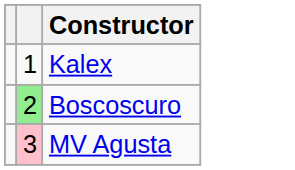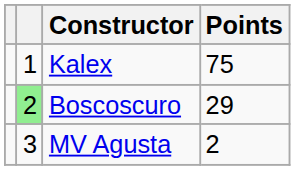+ column: (244, 24)
(30, 144) pink background -> (30, 144) no background
